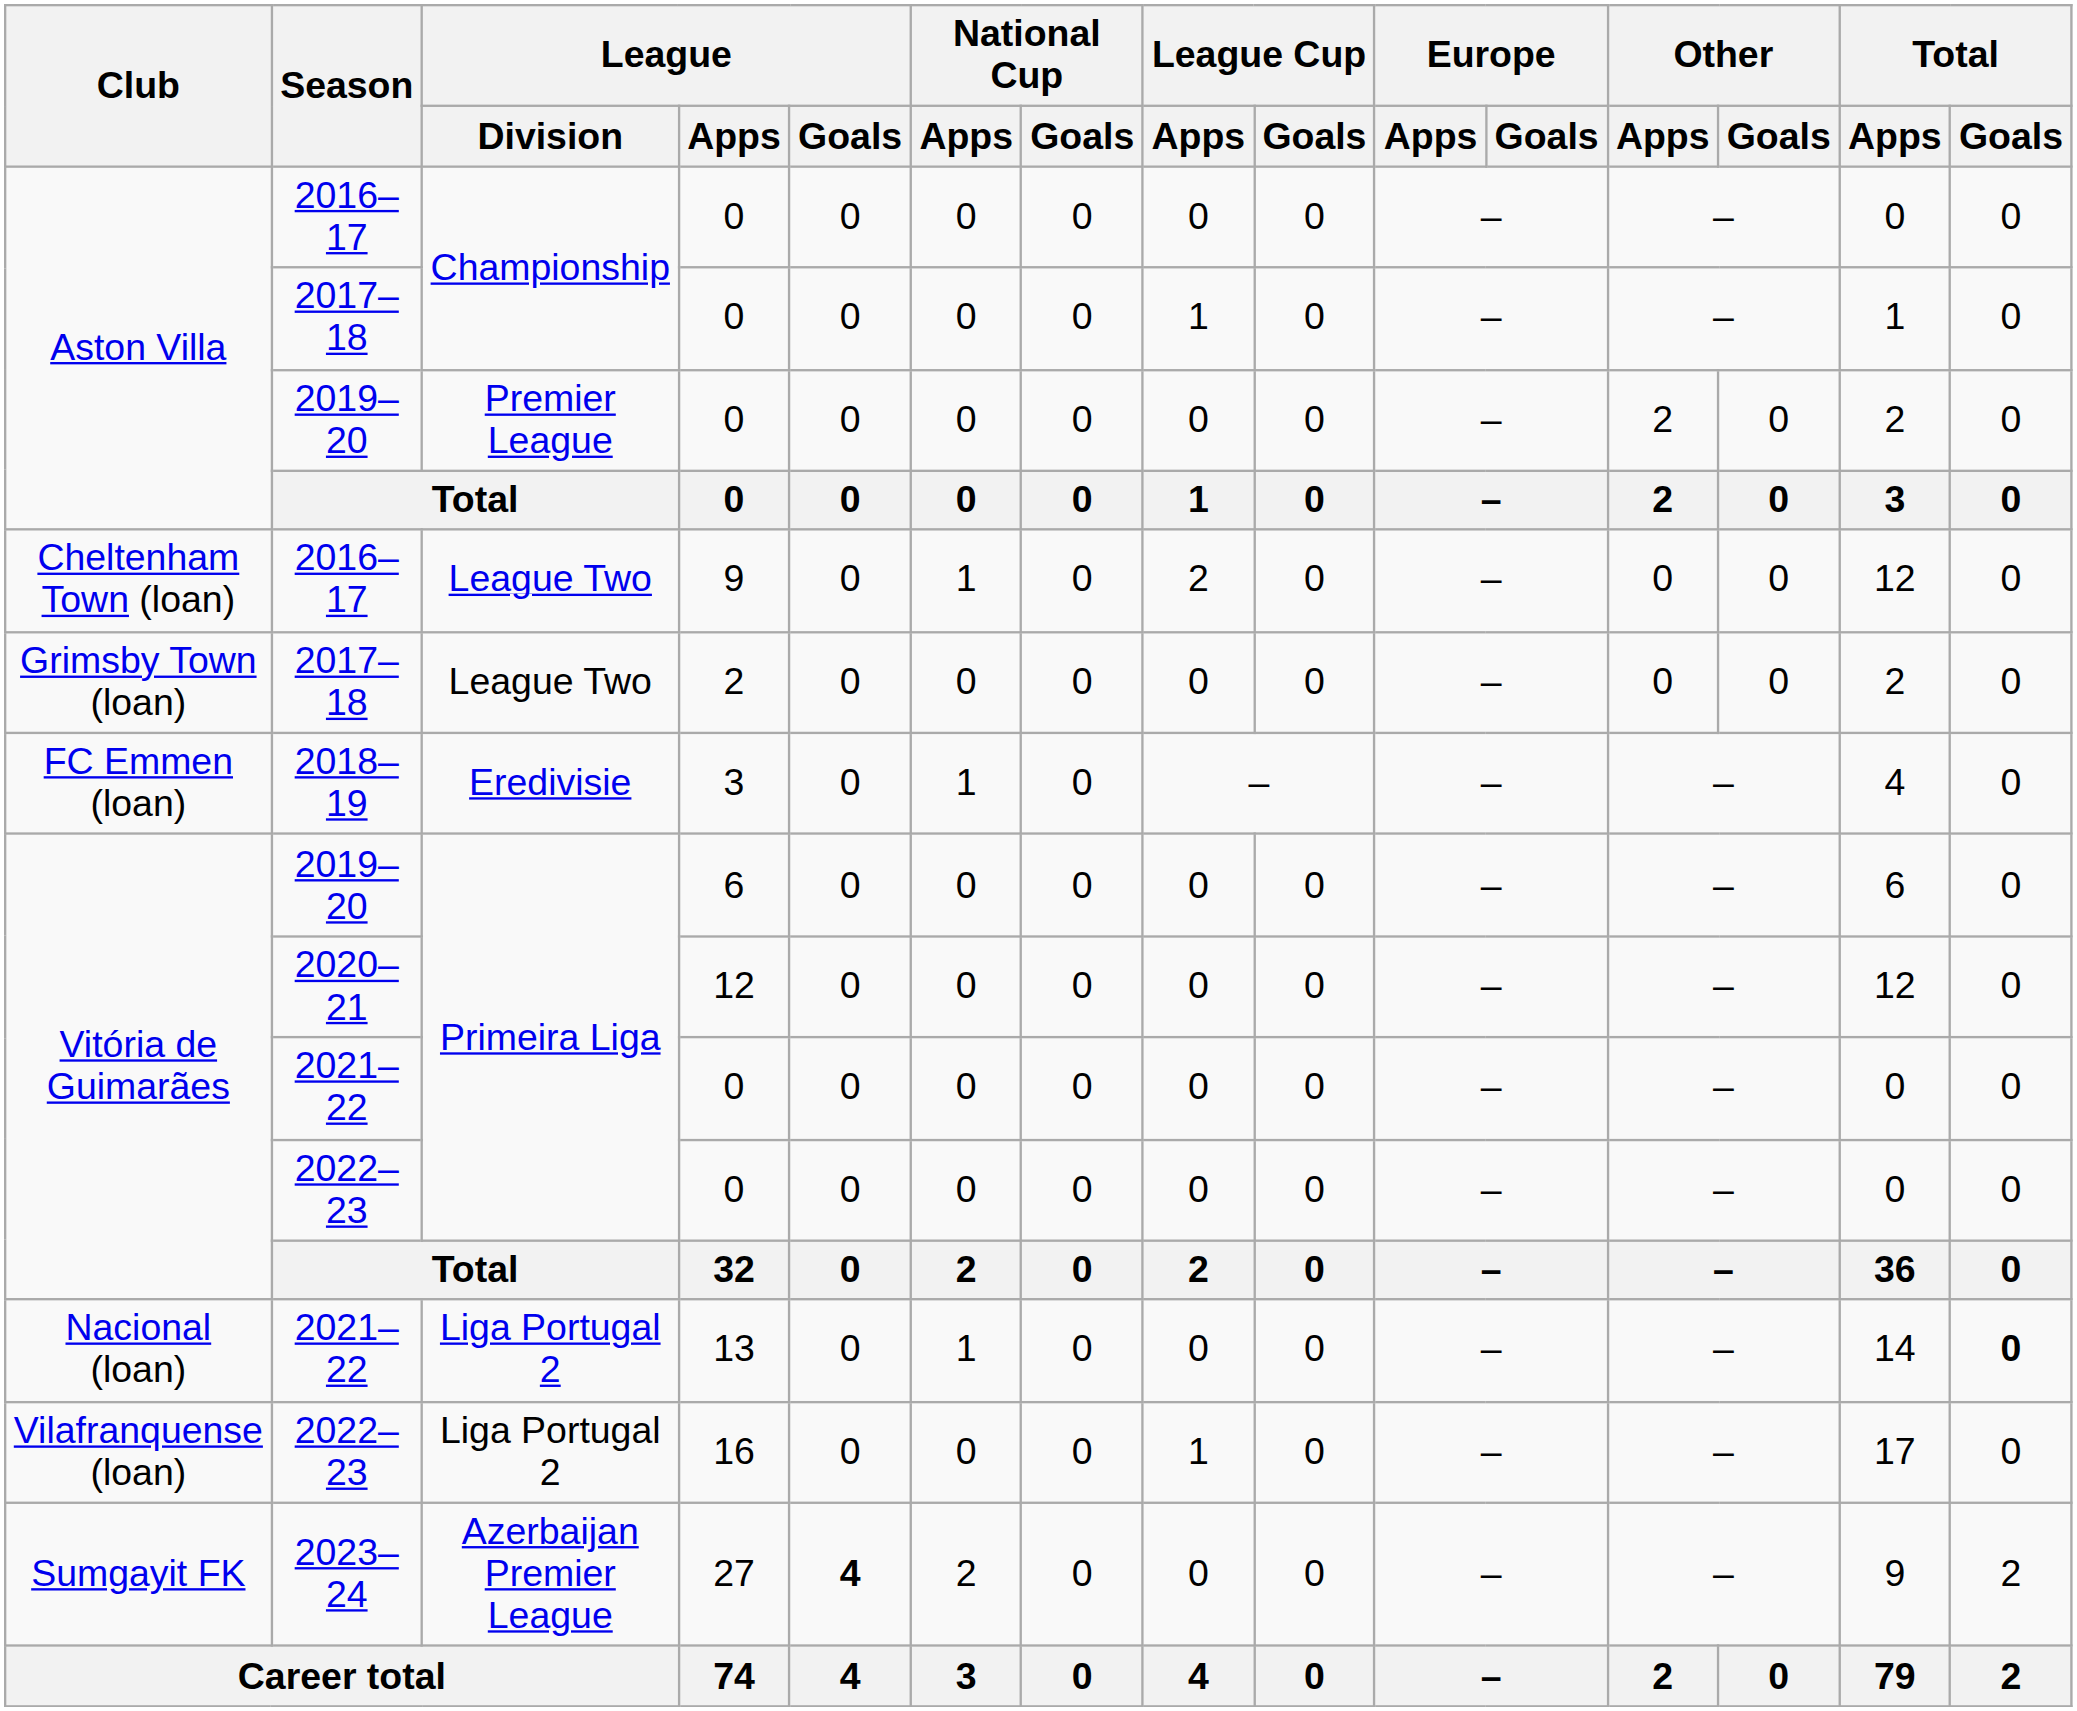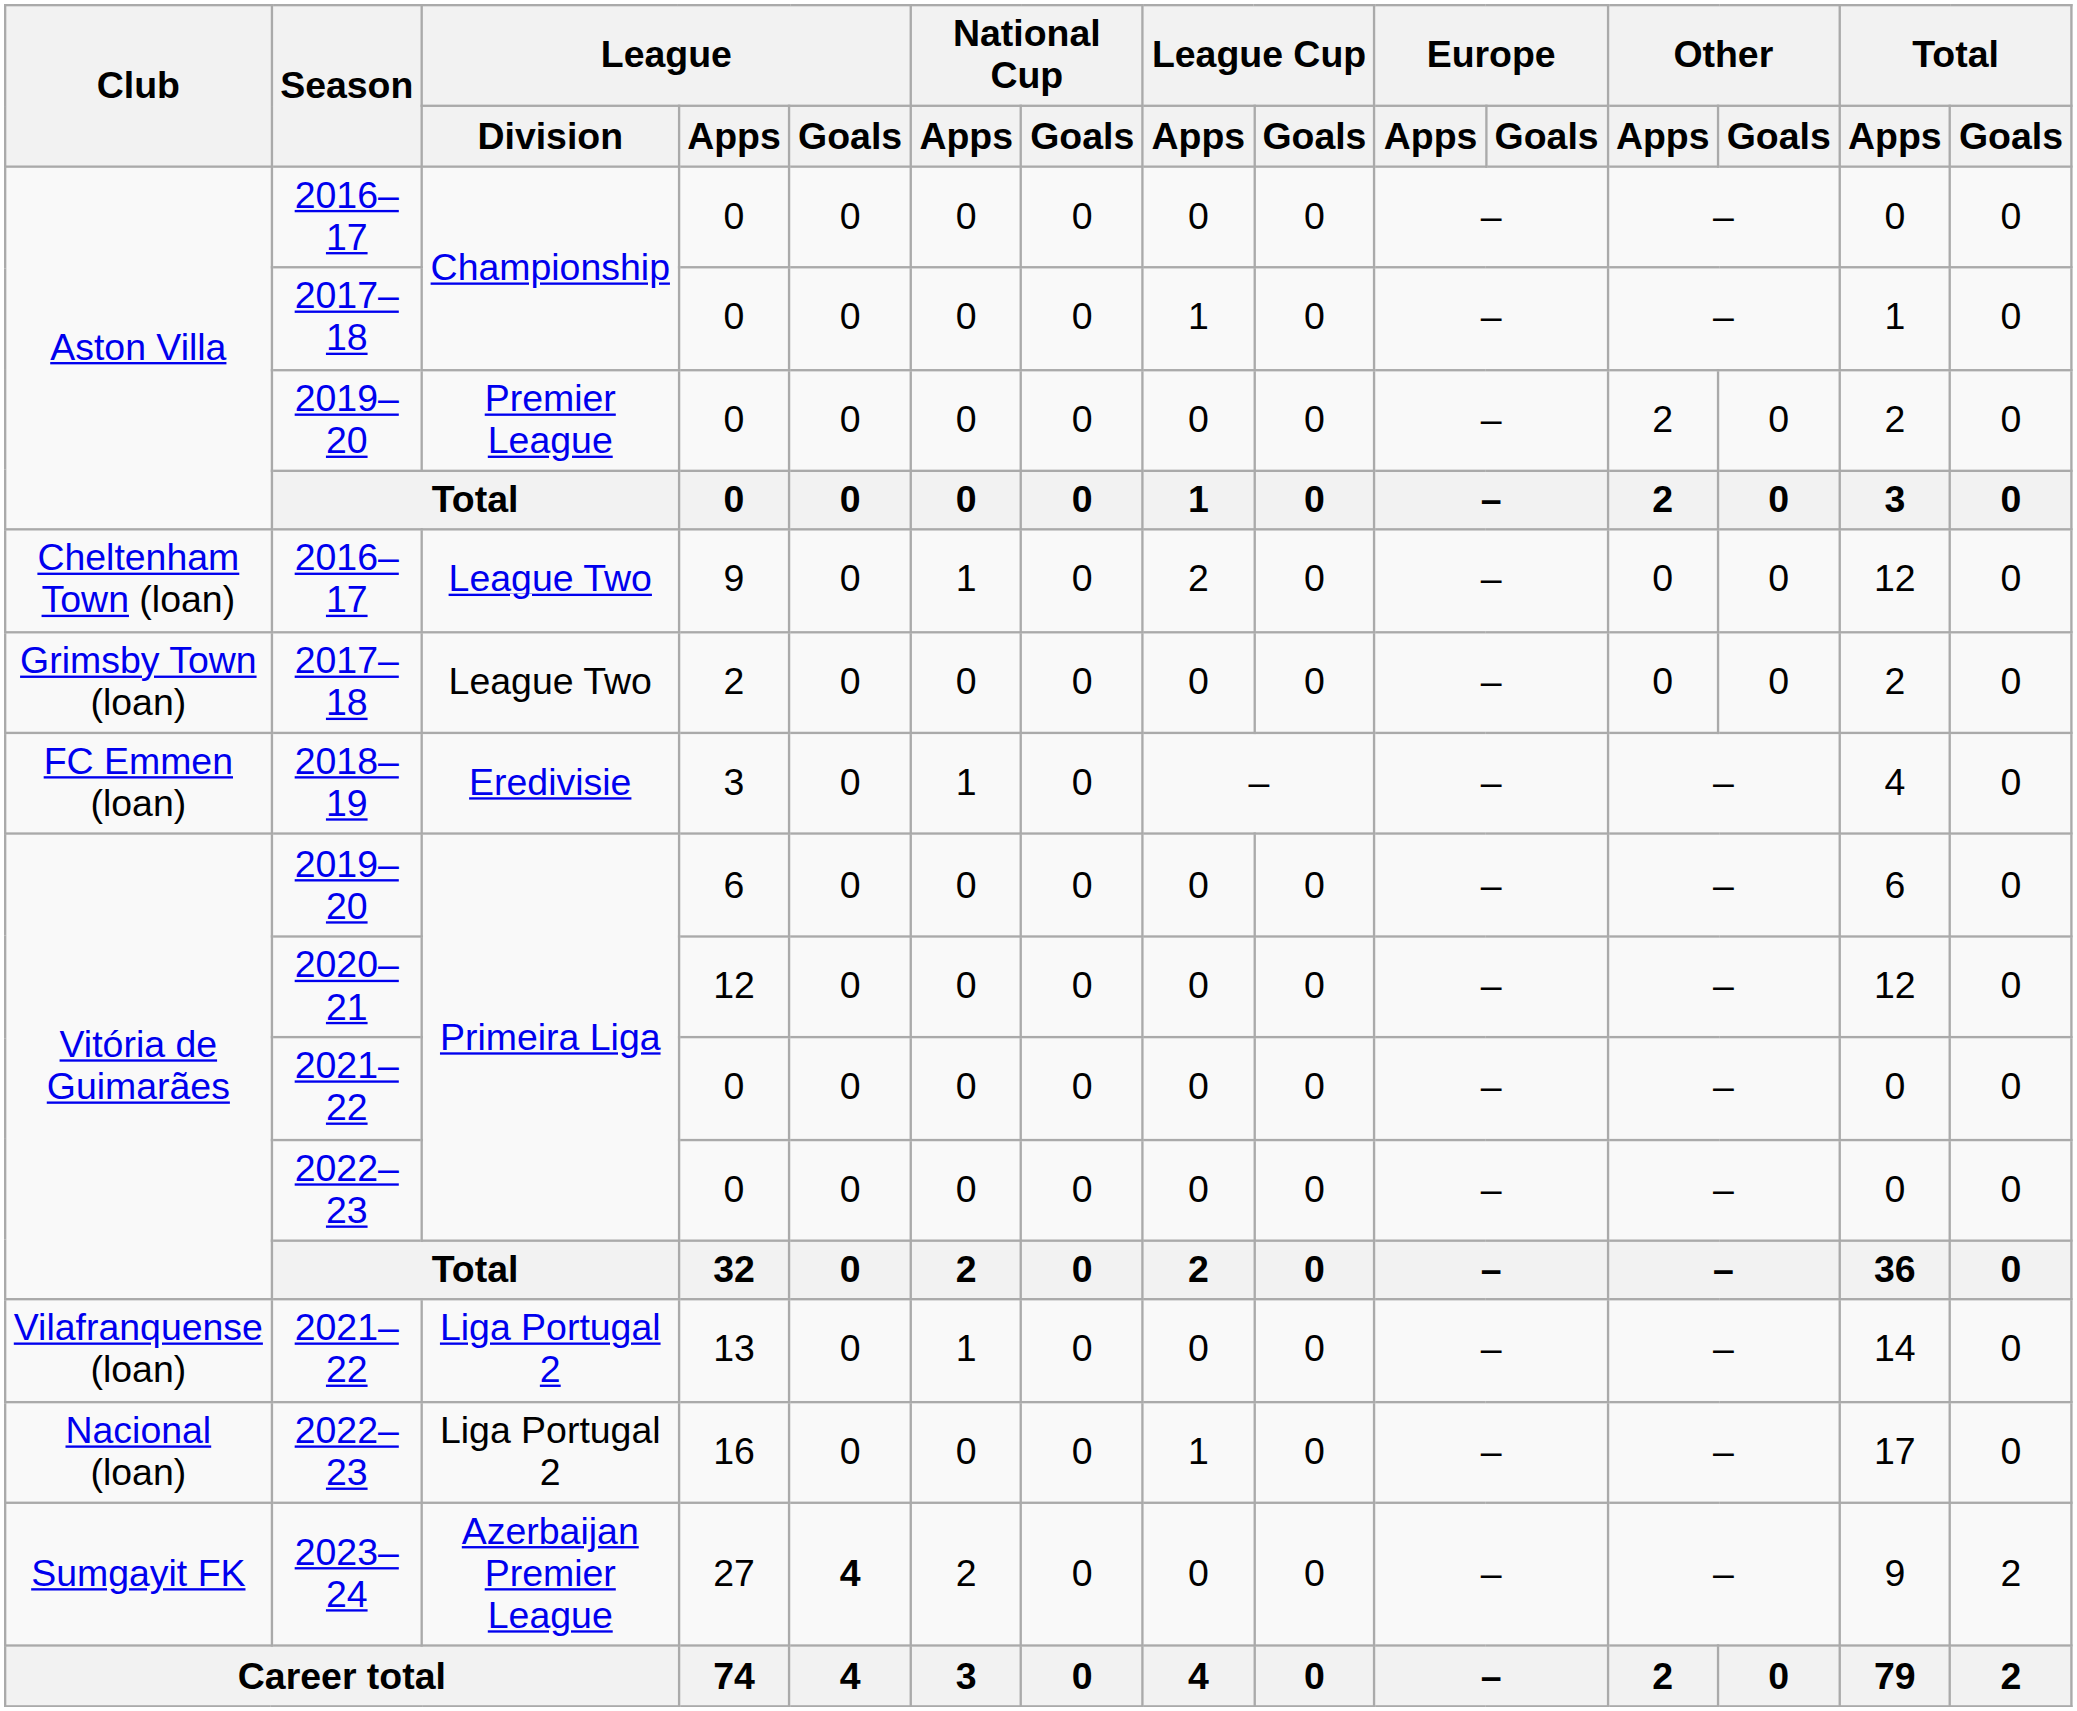(138, 1349) Nacional (loan) -> (138, 1349) Vilafranquense (loan)
(2011, 1349) bold -> (2011, 1349) normal
(138, 1451) Vilafranquense (loan) -> (138, 1451) Nacional (loan)
